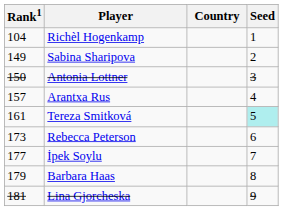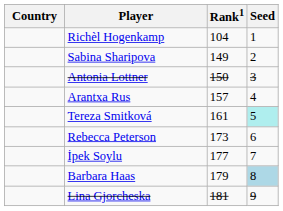columns swapped: (217, 16) <-> (24, 16)
(253, 176) no background -> (253, 176) lightblue background
